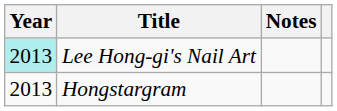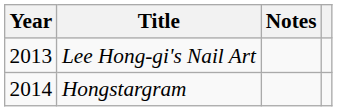(31, 55) paleturquoise background -> (31, 55) no background
(31, 88) 2013 -> (31, 88) 2014
